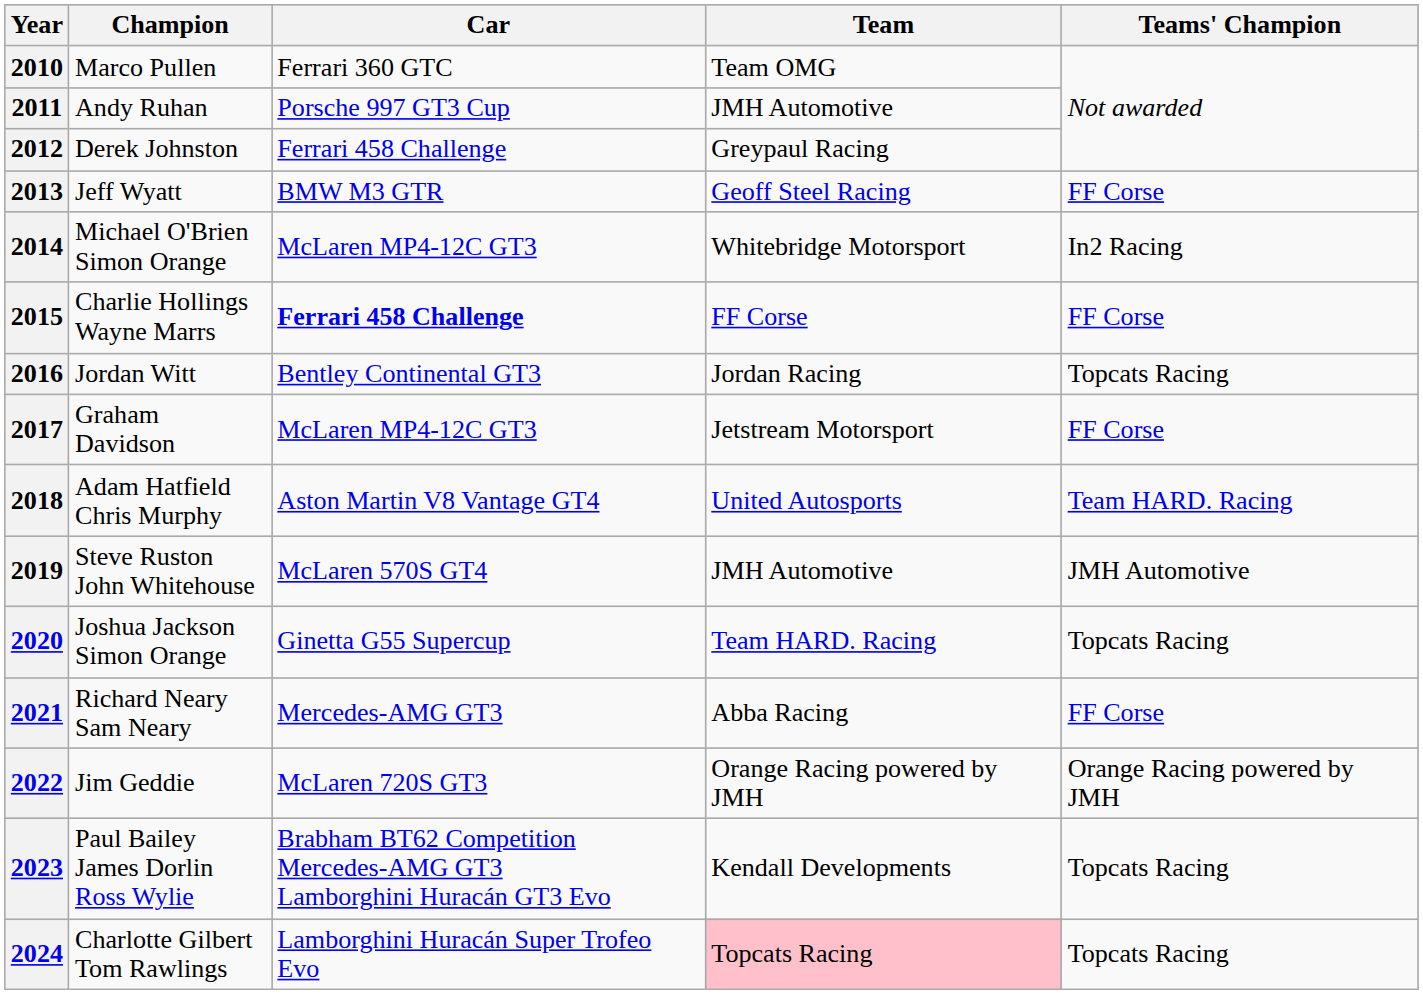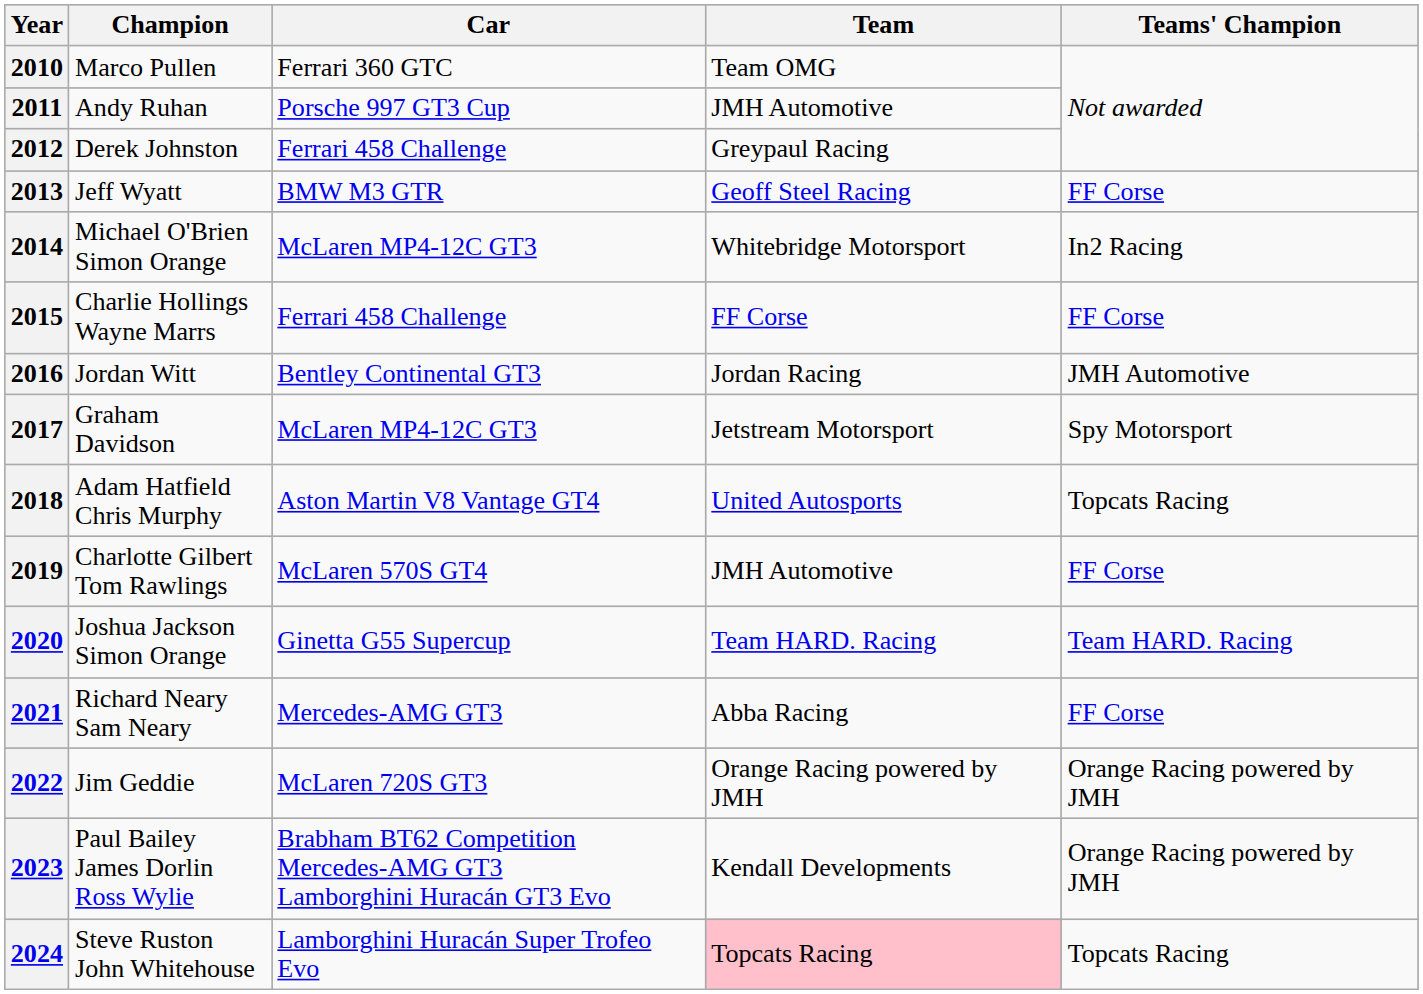(400, 317) bold -> (392, 317) normal
(1148, 373) Topcats Racing -> (1159, 373) JMH Automotive
(1116, 429) FF Corse -> (1150, 429) Spy Motorsport
(1180, 500) Team HARD. Racing -> (1148, 500) Topcats Racing
(165, 570) Steve Ruston John Whitehouse -> (164, 570) Charlotte Gilbert Tom Rawlings
(1159, 570) JMH Automotive -> (1116, 570) FF Corse
(1148, 641) Topcats Racing -> (1180, 641) Team HARD. Racing
(1148, 868) Topcats Racing -> (1211, 868) Orange Racing powered by JMH
(164, 953) Charlotte Gilbert Tom Rawlings -> (165, 953) Steve Ruston John Whitehouse
